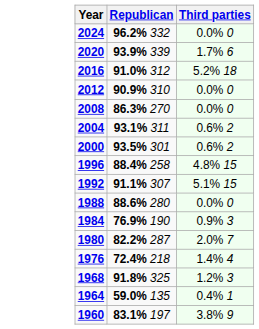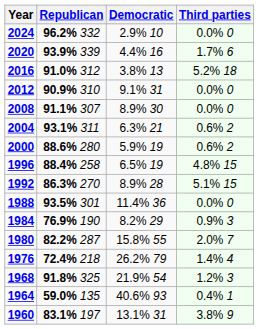+ column: (141, 15)
(142, 108) 86.3% 270 -> (71, 108) 91.1% 307
(142, 146) 93.5% 301 -> (71, 146) 88.6% 280
(142, 184) 91.1% 307 -> (71, 184) 86.3% 270
(142, 202) 88.6% 280 -> (71, 202) 93.5% 301
